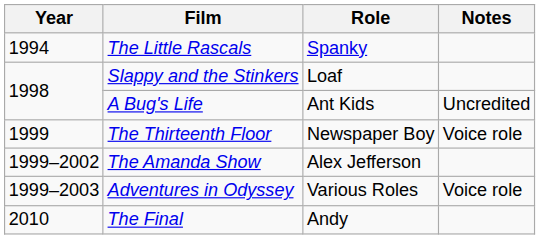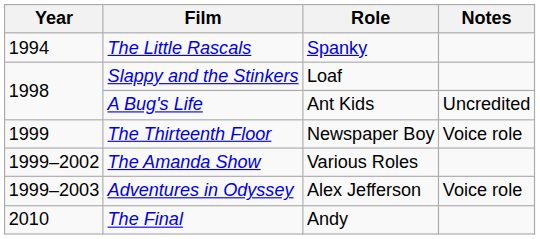(364, 162) Alex Jefferson -> (362, 162) Various Roles
(362, 190) Various Roles -> (364, 190) Alex Jefferson
